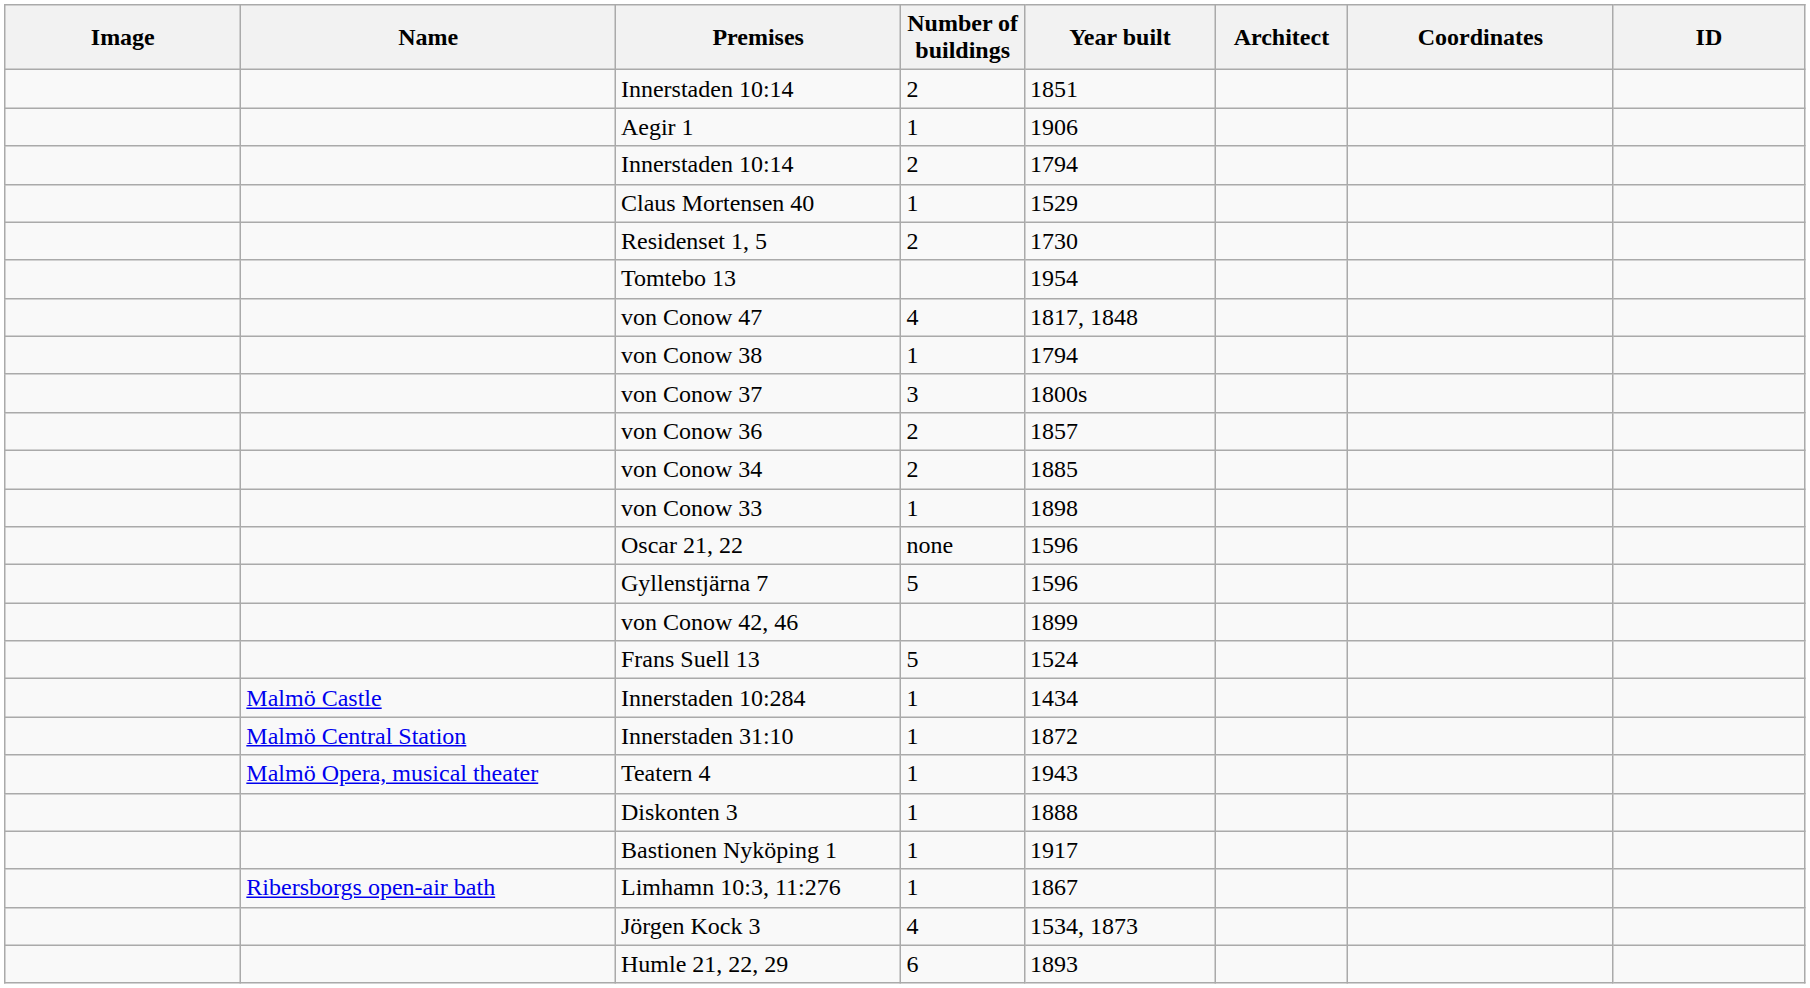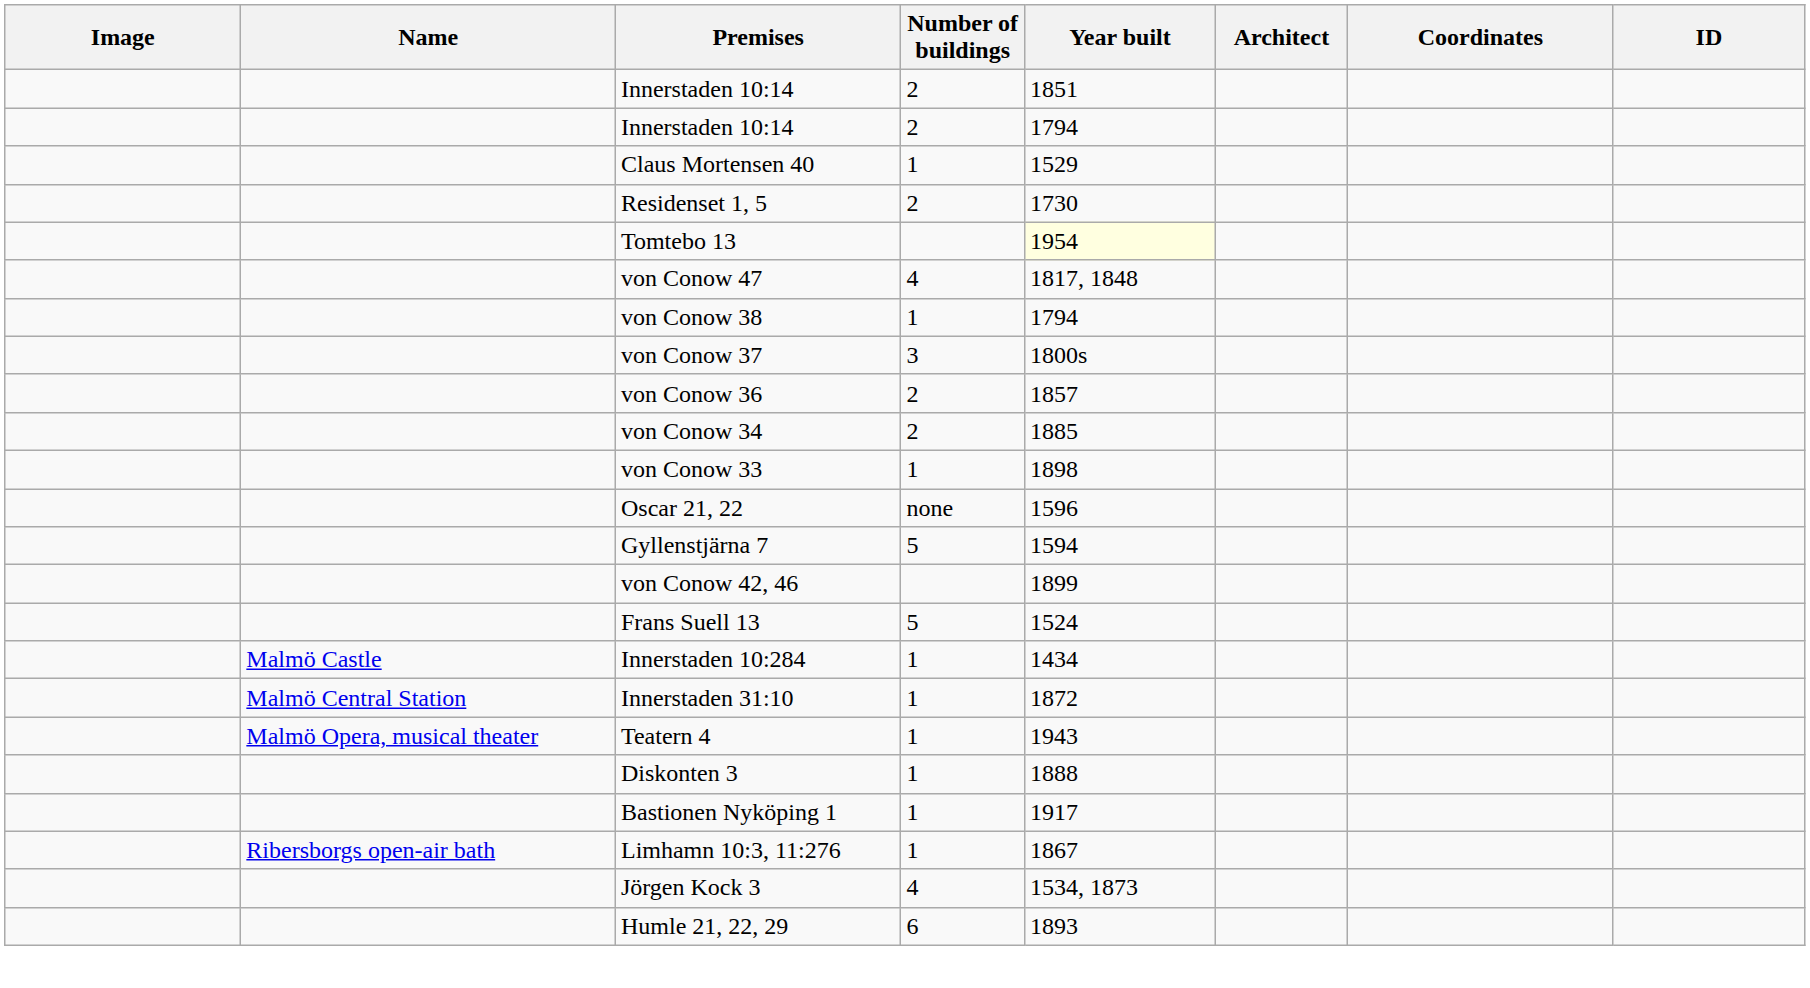- row: (657, 126)
(1054, 278) no background -> (1054, 240) lightyellow background
(1054, 583) 1596 -> (1054, 545) 1594
